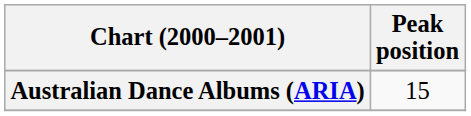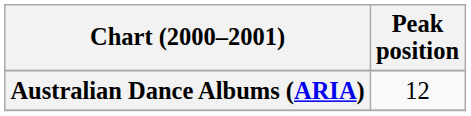(418, 90) 15 -> (418, 90) 12
